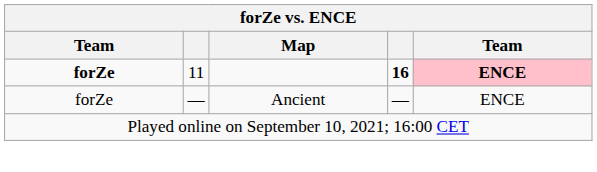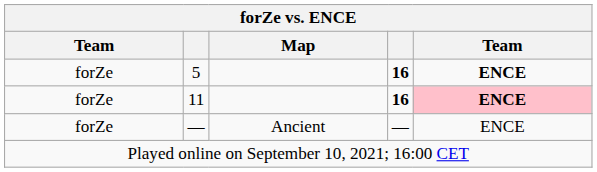+ row: (196, 72)
(94, 72) bold -> (94, 99) normal
